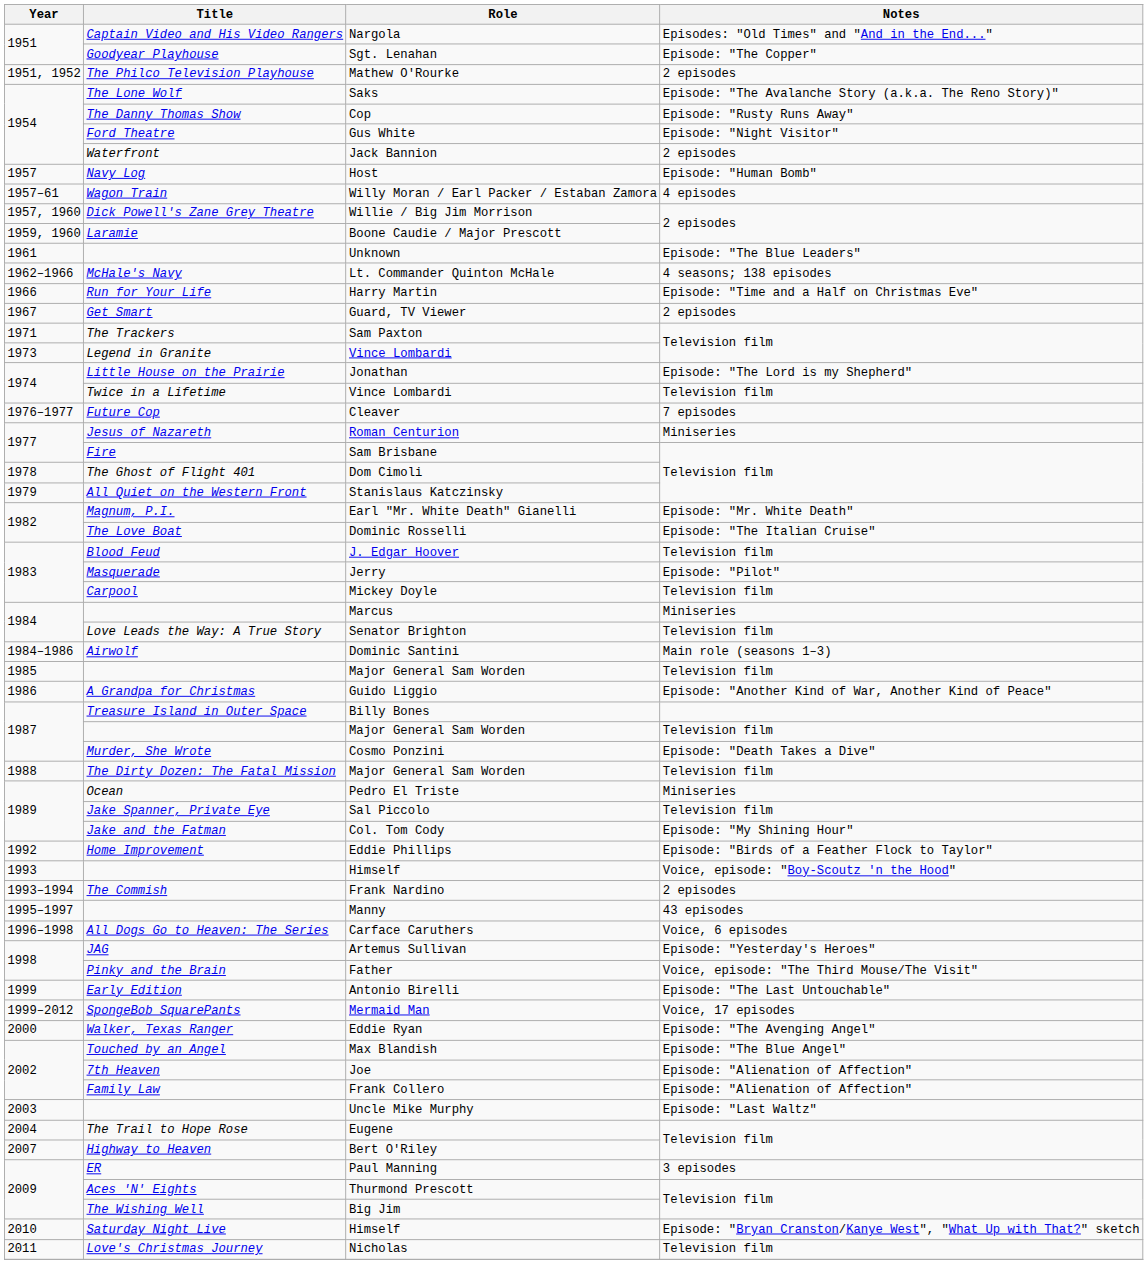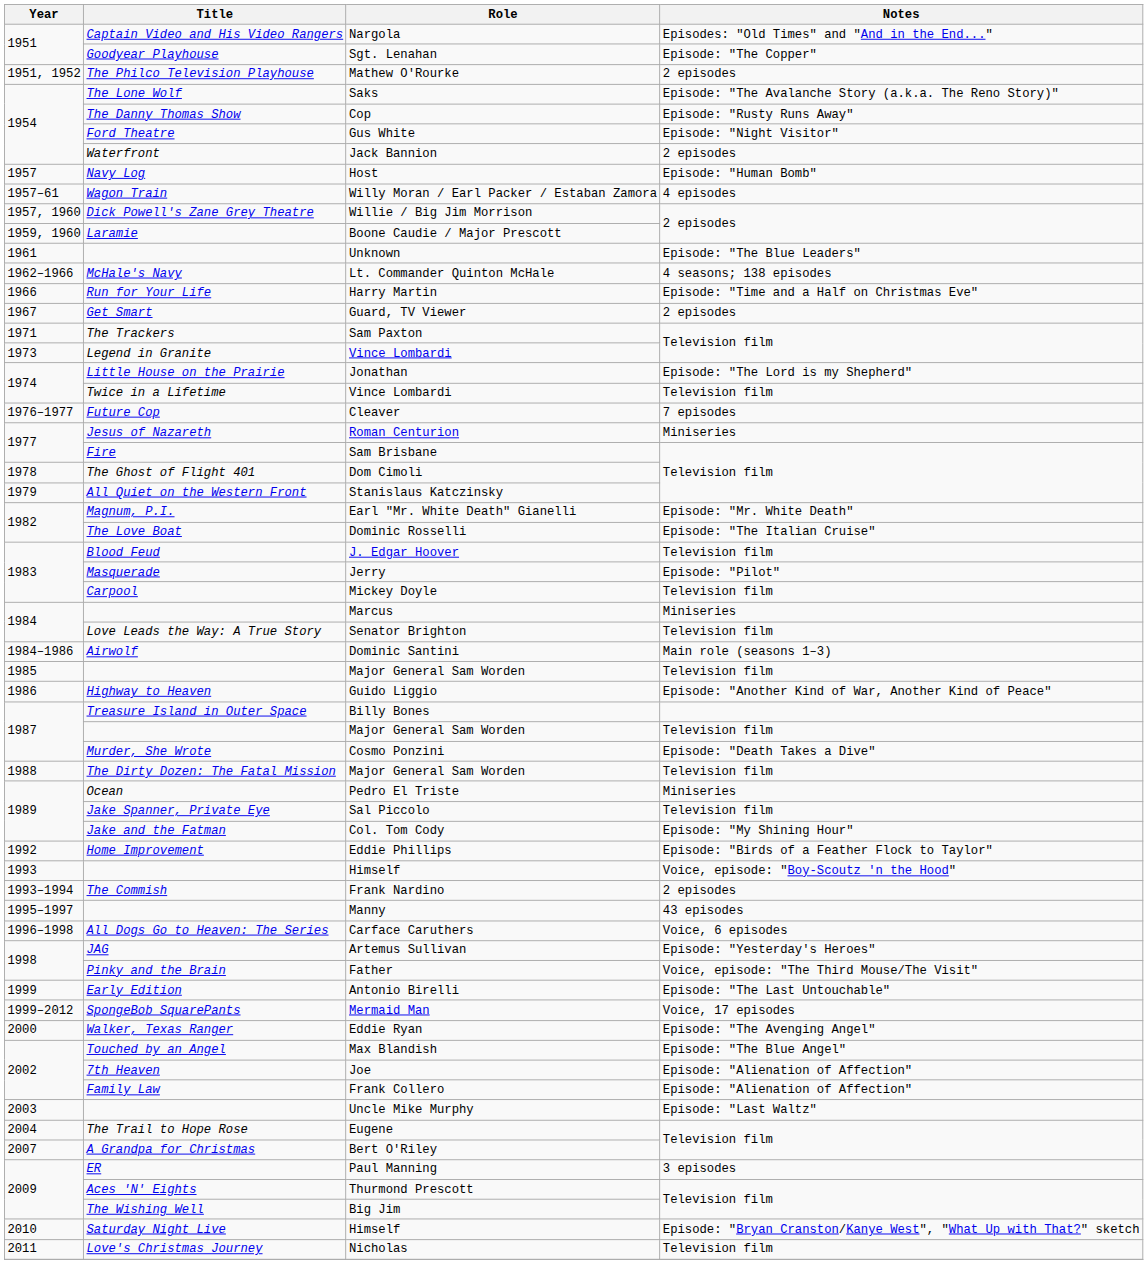(171, 692) A Grandpa for Christmas -> (149, 692) Highway to Heaven
(149, 1150) Highway to Heaven -> (171, 1150) A Grandpa for Christmas
